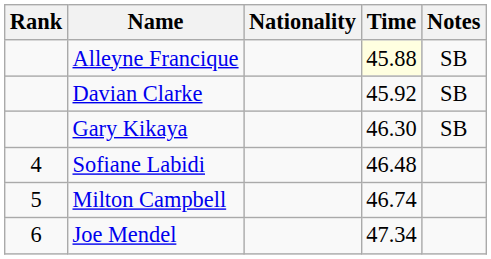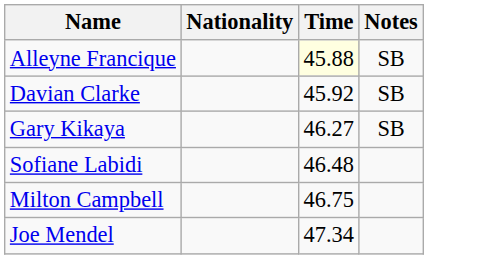- column: (36, 22)
(391, 128) 46.30 -> (329, 128) 46.27
(391, 199) 46.74 -> (329, 199) 46.75
